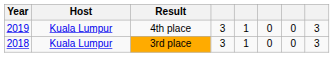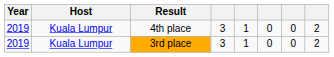(317, 28) 3 -> (317, 28) 2
(18, 44) 2018 -> (18, 44) 2019
(317, 44) 3 -> (317, 44) 2
